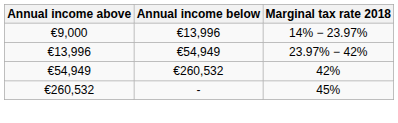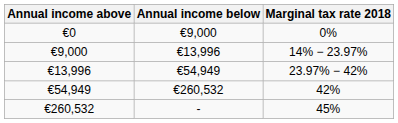+ row: (69, 33)
